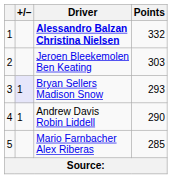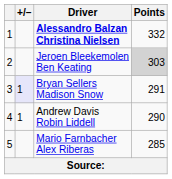(156, 62) no background -> (156, 62) lightgrey background
(156, 89) 293 -> (156, 89) 291
